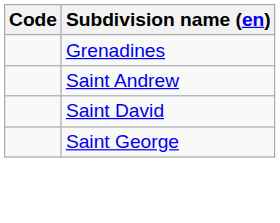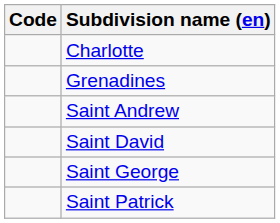+ row: (105, 50)
+ row: (120, 202)
